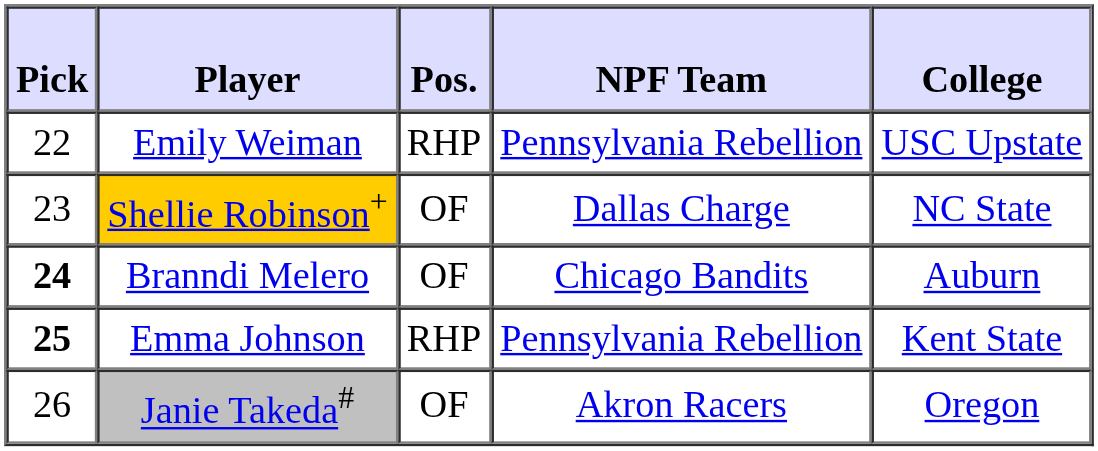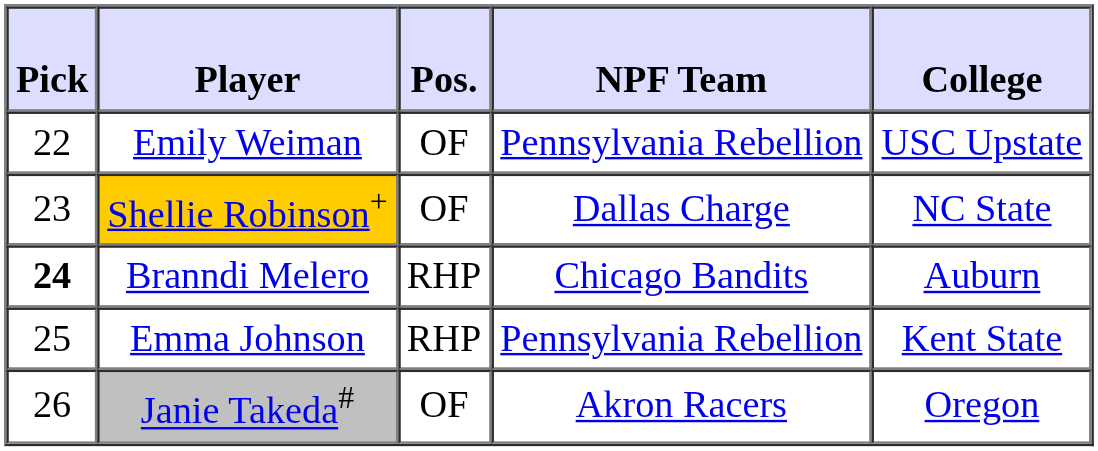(444, 141) RHP -> (444, 141) OF
(444, 276) OF -> (444, 276) RHP
(52, 338) bold -> (52, 338) normal
